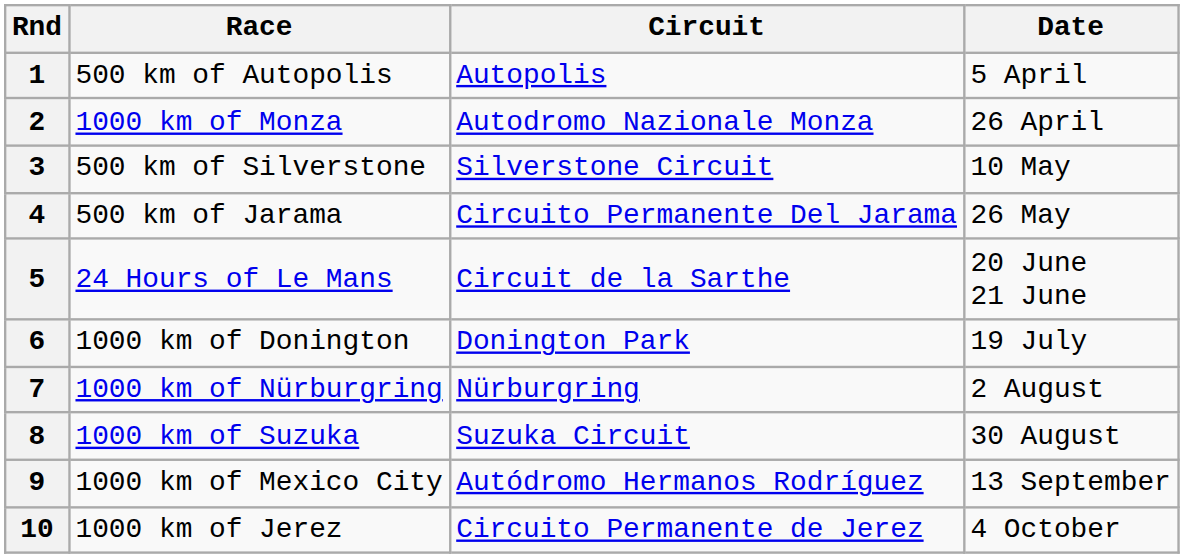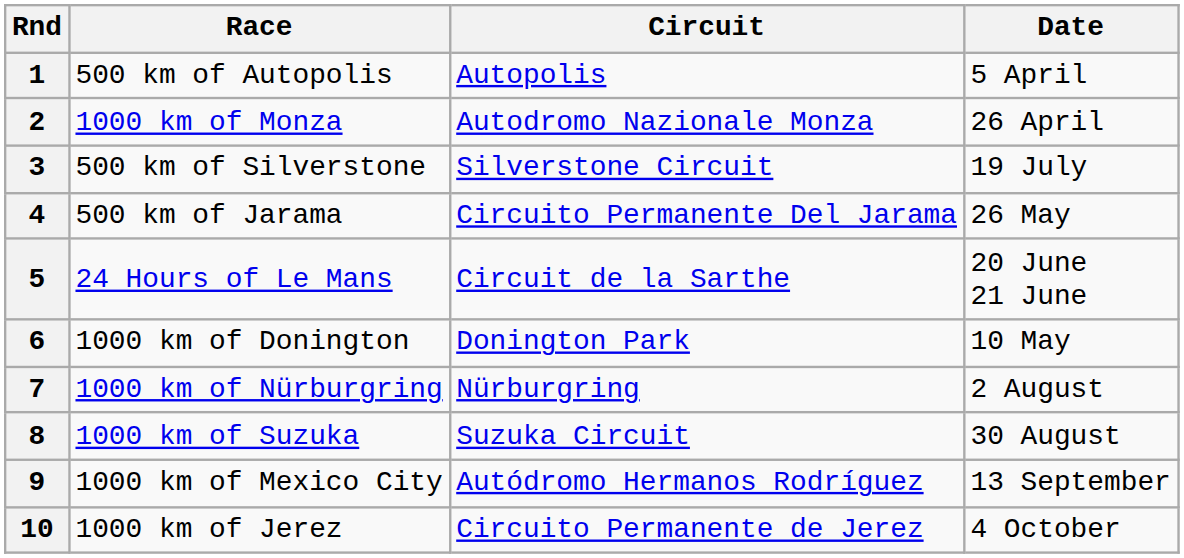(1021, 169) 10 May -> (1029, 169) 19 July
(1029, 342) 19 July -> (1021, 342) 10 May
